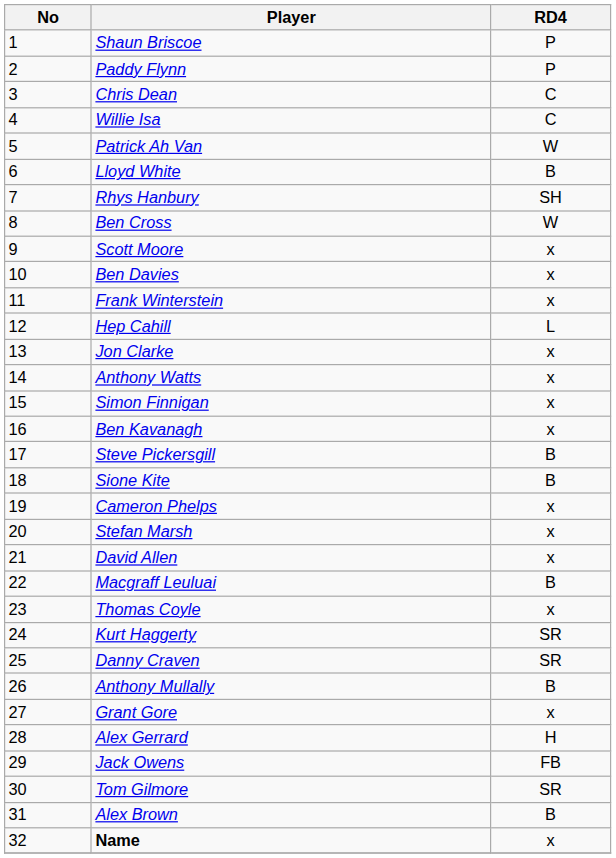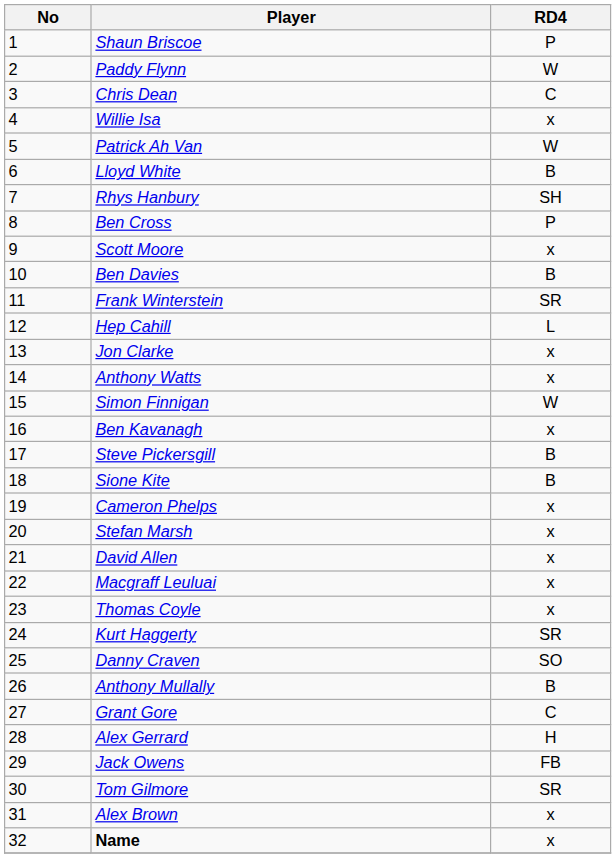(551, 69) P -> (551, 69) W
(551, 120) C -> (551, 120) x
(551, 223) W -> (551, 223) P
(551, 274) x -> (551, 274) B
(551, 300) x -> (551, 300) SR
(551, 403) x -> (551, 403) W
(551, 583) B -> (551, 583) x
(551, 660) SR -> (551, 660) SO
(551, 712) x -> (551, 712) C
(551, 815) B -> (551, 815) x
